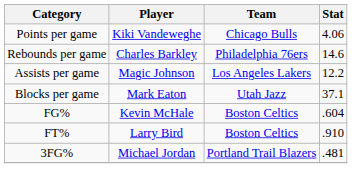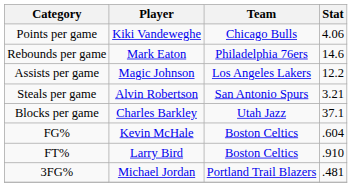(157, 53) Charles Barkley -> (157, 53) Mark Eaton
+ row: (57, 93)
(157, 93) Mark Eaton -> (157, 113) Charles Barkley
